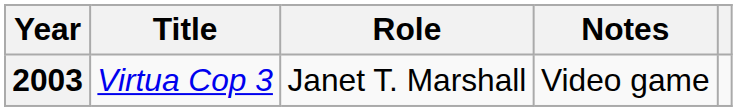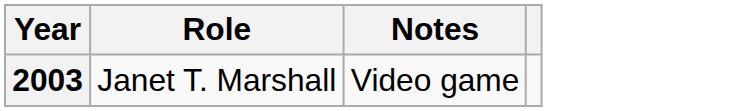- column: (185, 29)
